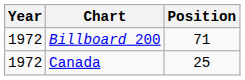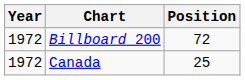(202, 40) 71 -> (202, 40) 72
